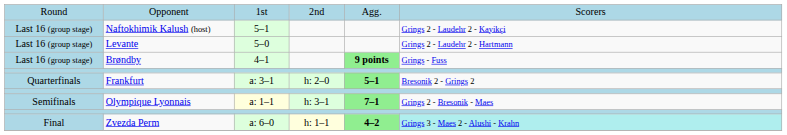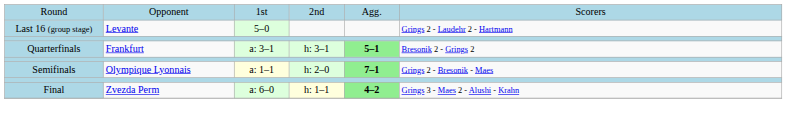- row: (158, 28)
- row: (123, 60)
(317, 81) h: 2–0 -> (317, 49) h: 3–1
(317, 101) h: 3–1 -> (317, 69) h: 2–0
(460, 122) paleturquoise background -> (460, 91) no background
